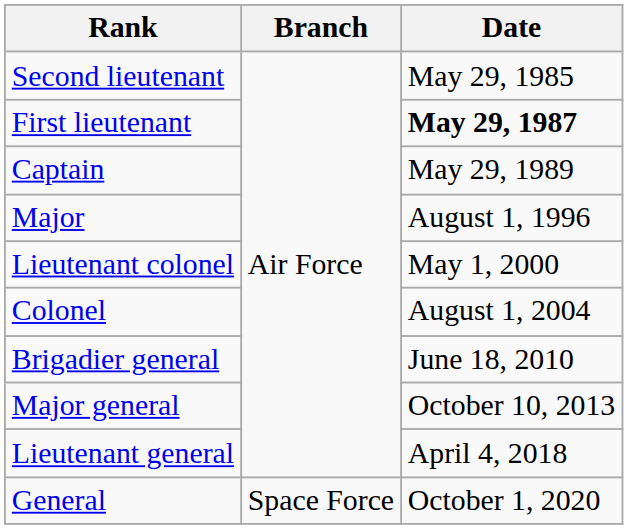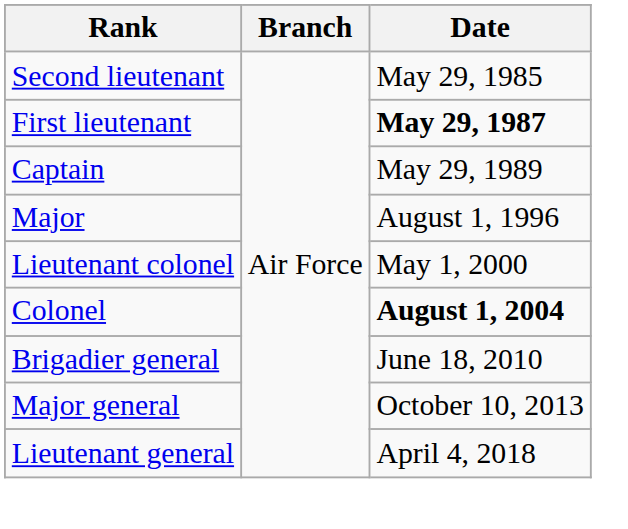(499, 311) normal -> (470, 311) bold
- row: (59, 500)
